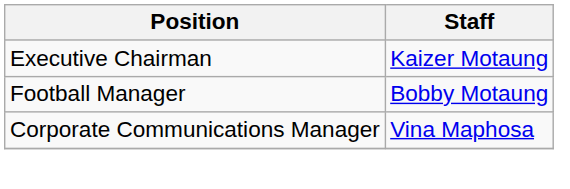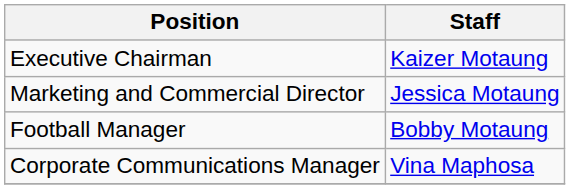+ row: (187, 93)
